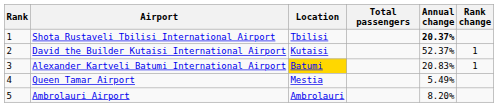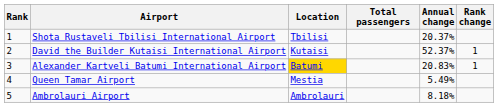(438, 37) bold -> (438, 37) normal
(441, 95) 8.20% -> (441, 95) 8.18%
